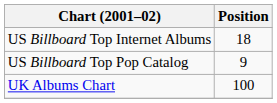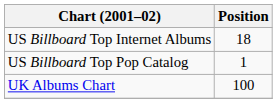(243, 62) 9 -> (243, 62) 1
